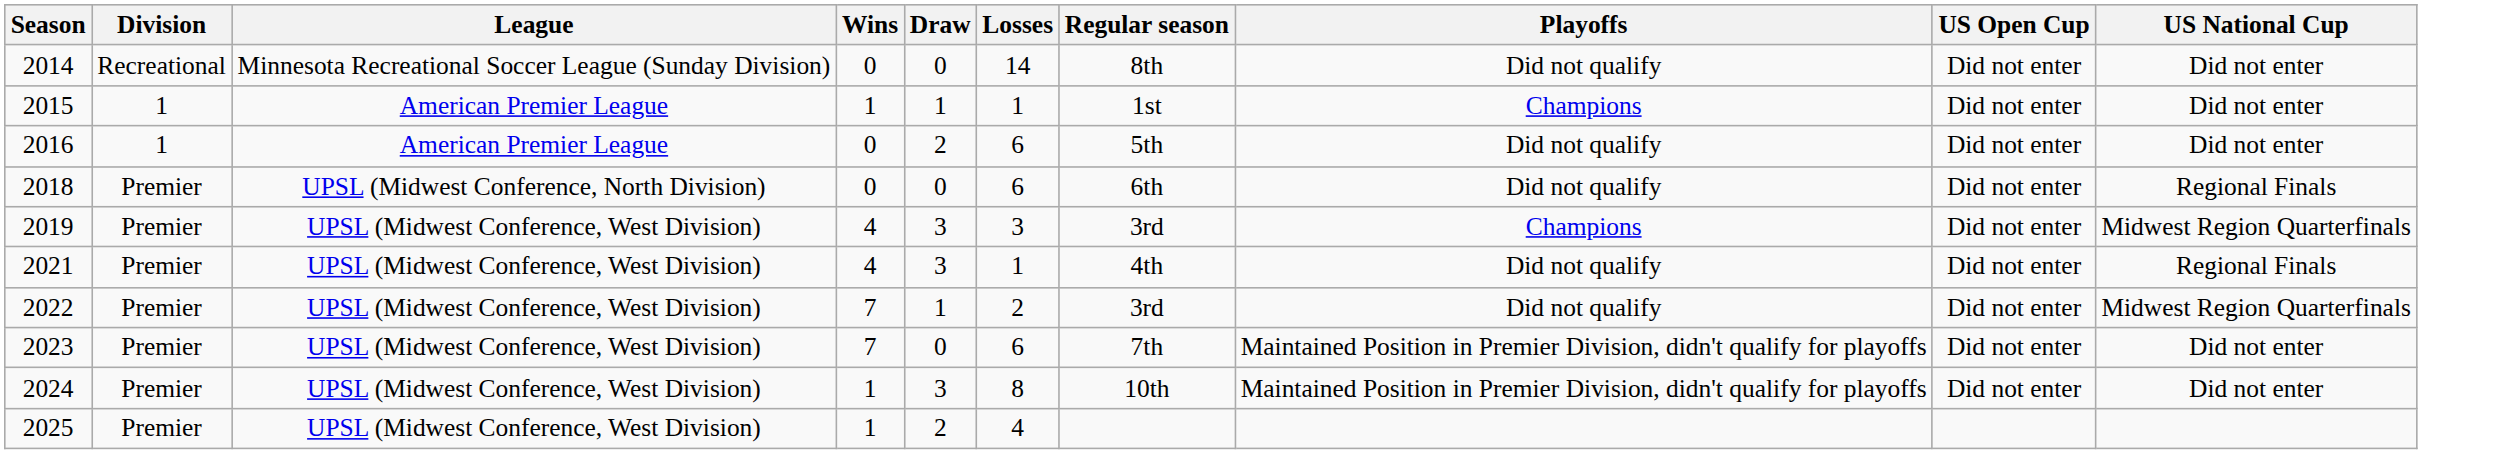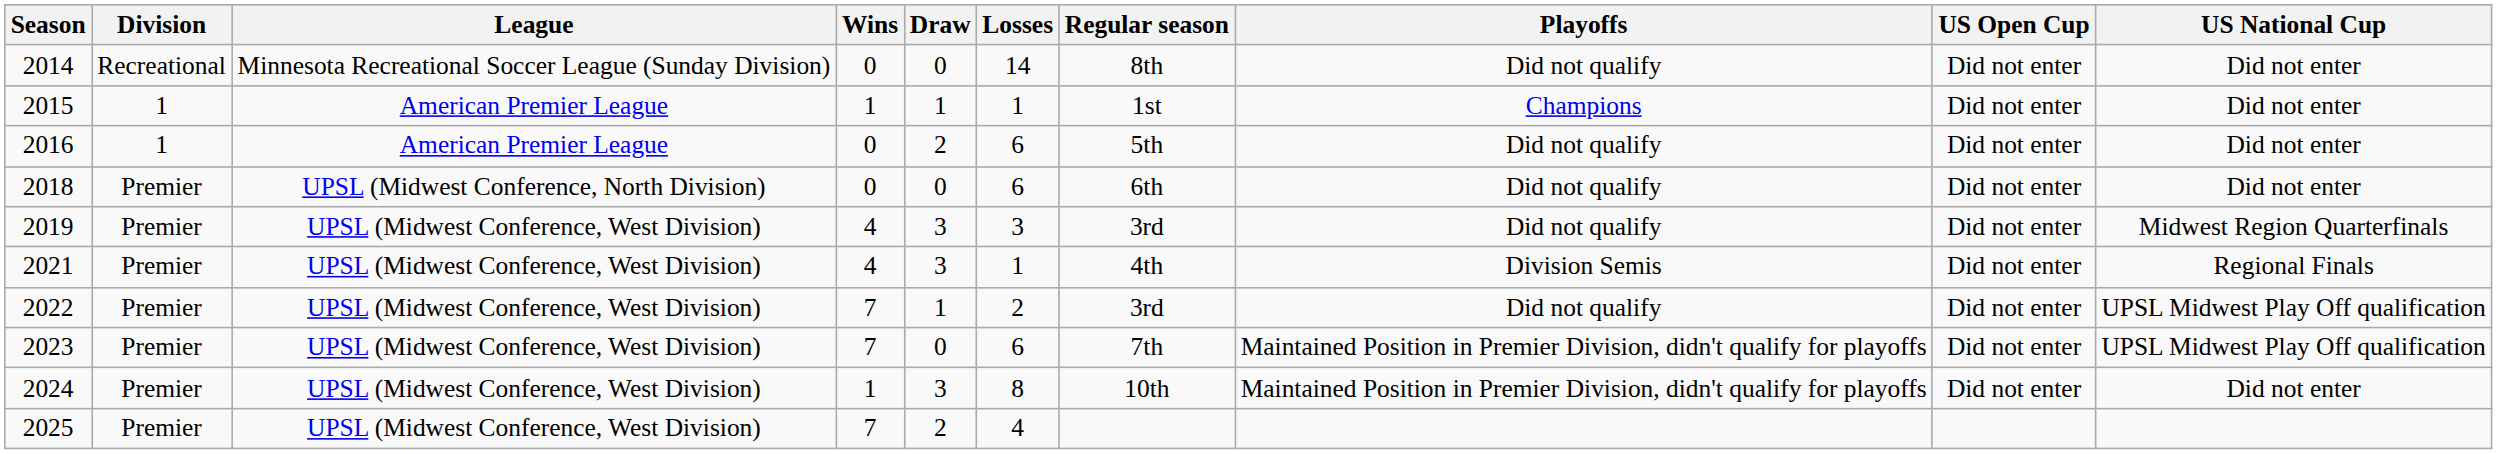(2256, 186) Regional Finals -> (2294, 186) Did not enter
(1584, 226) Champions -> (1584, 226) Did not qualify
(1584, 266) Did not qualify -> (1584, 266) Division Semis
(2256, 307) Midwest Region Quarterfinals -> (2294, 307) UPSL Midwest Play Off qualification
(2256, 347) Did not enter -> (2294, 347) UPSL Midwest Play Off qualification
(870, 428) 1 -> (870, 428) 7
